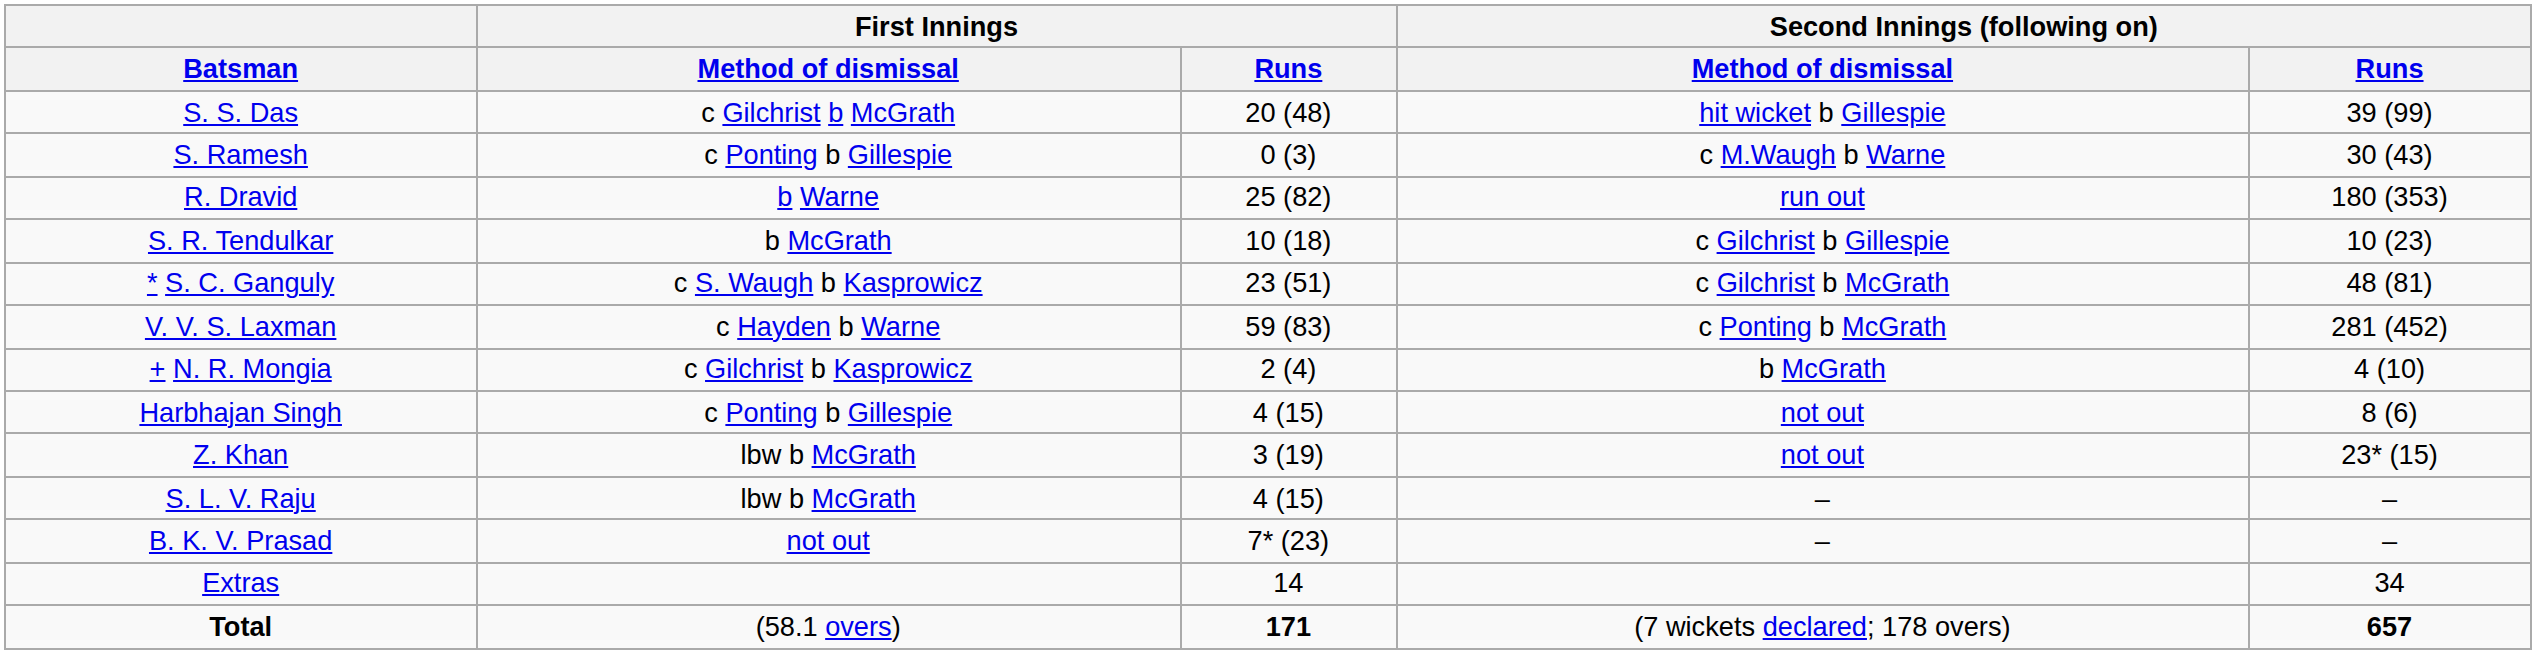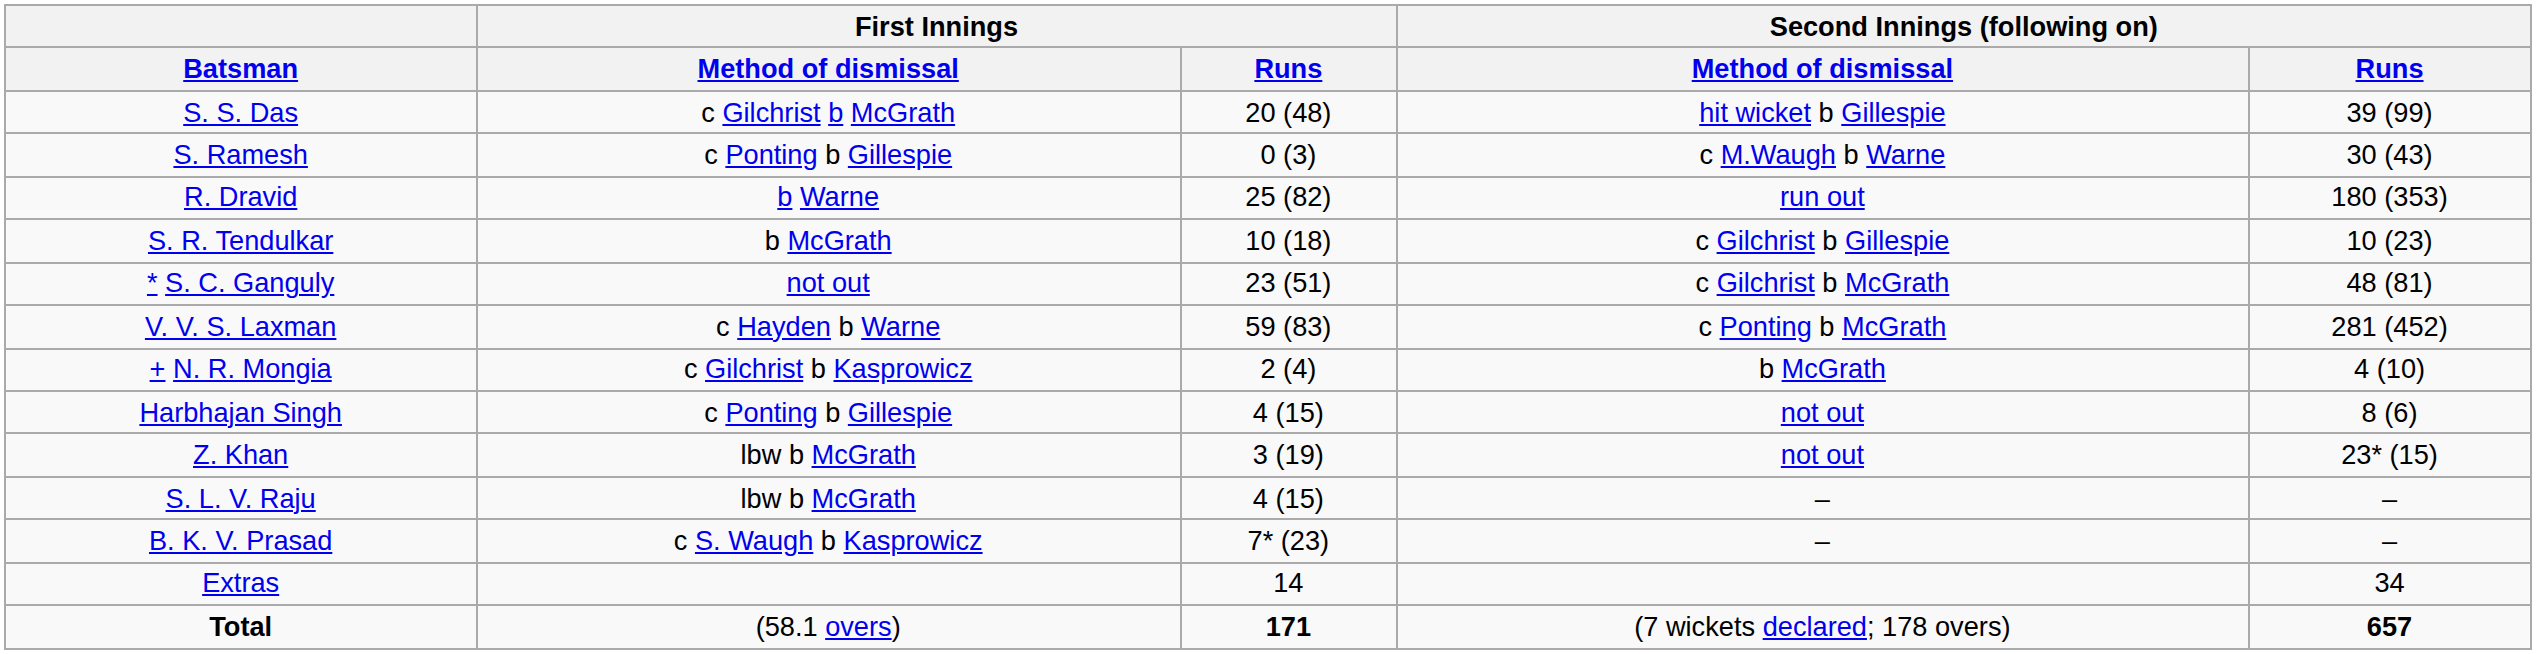(828, 283) c S. Waugh b Kasprowicz -> (828, 283) not out
(828, 541) not out -> (828, 541) c S. Waugh b Kasprowicz
